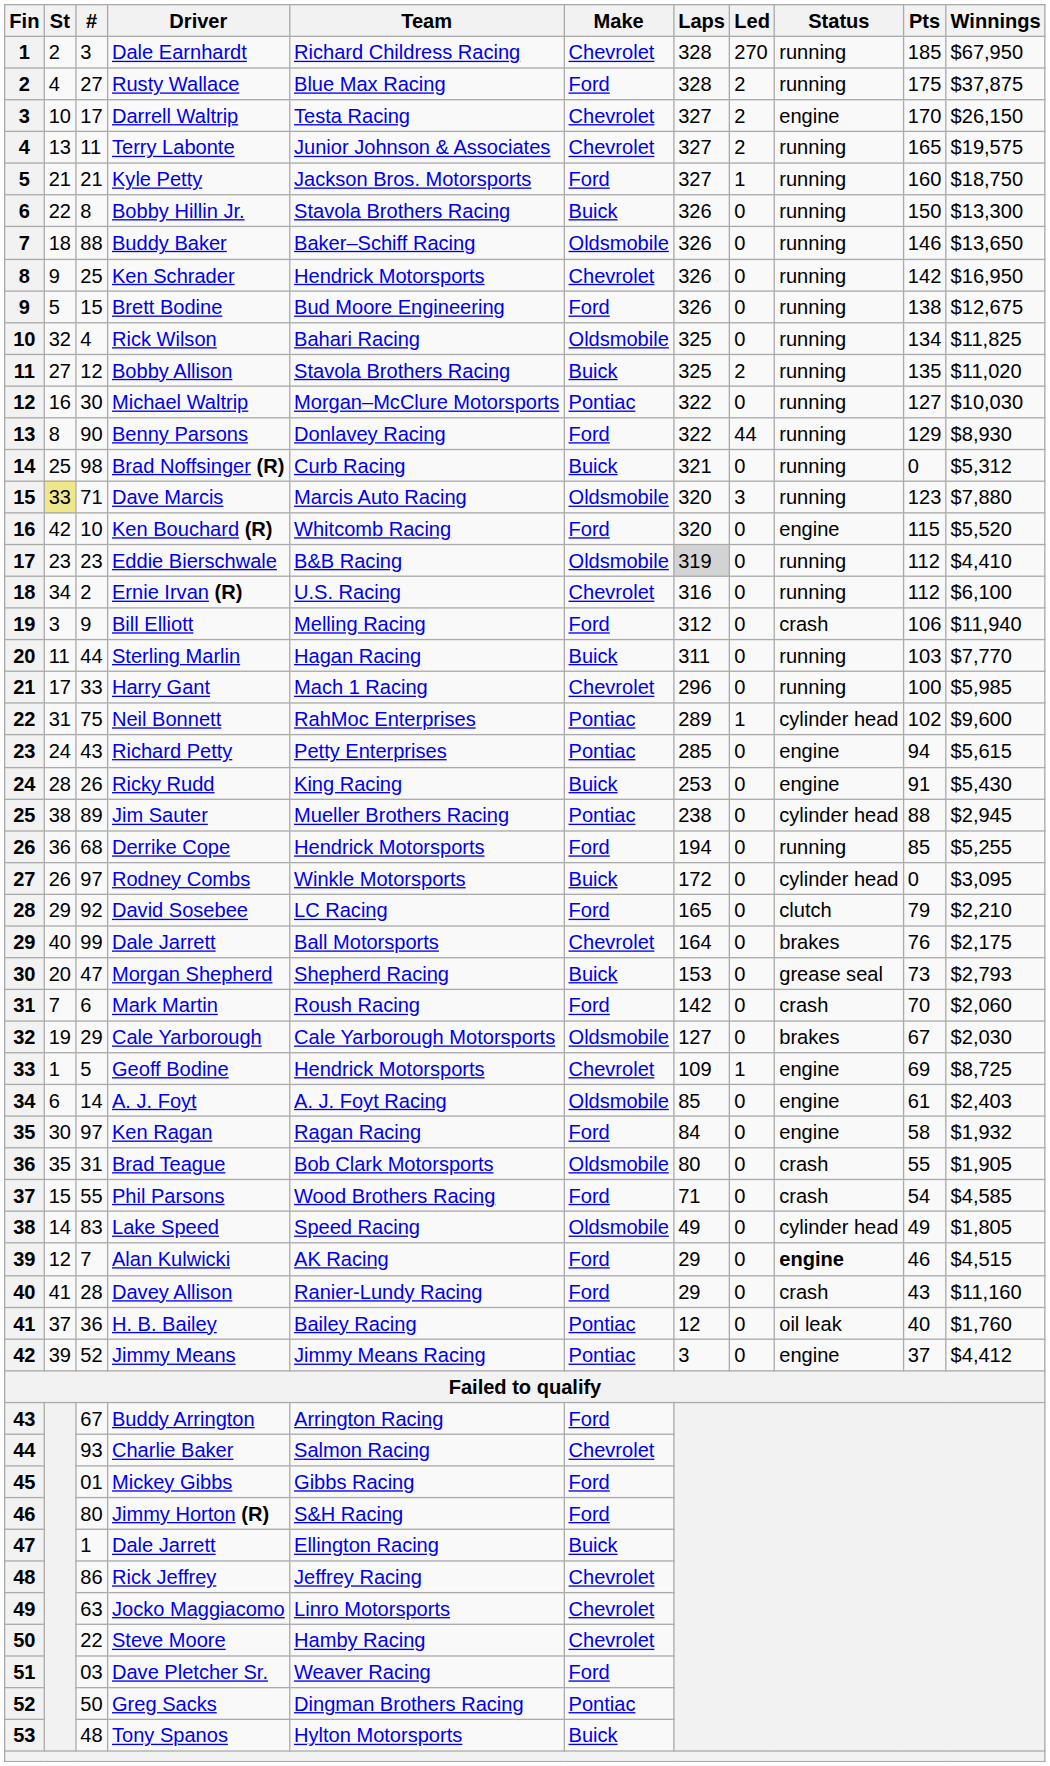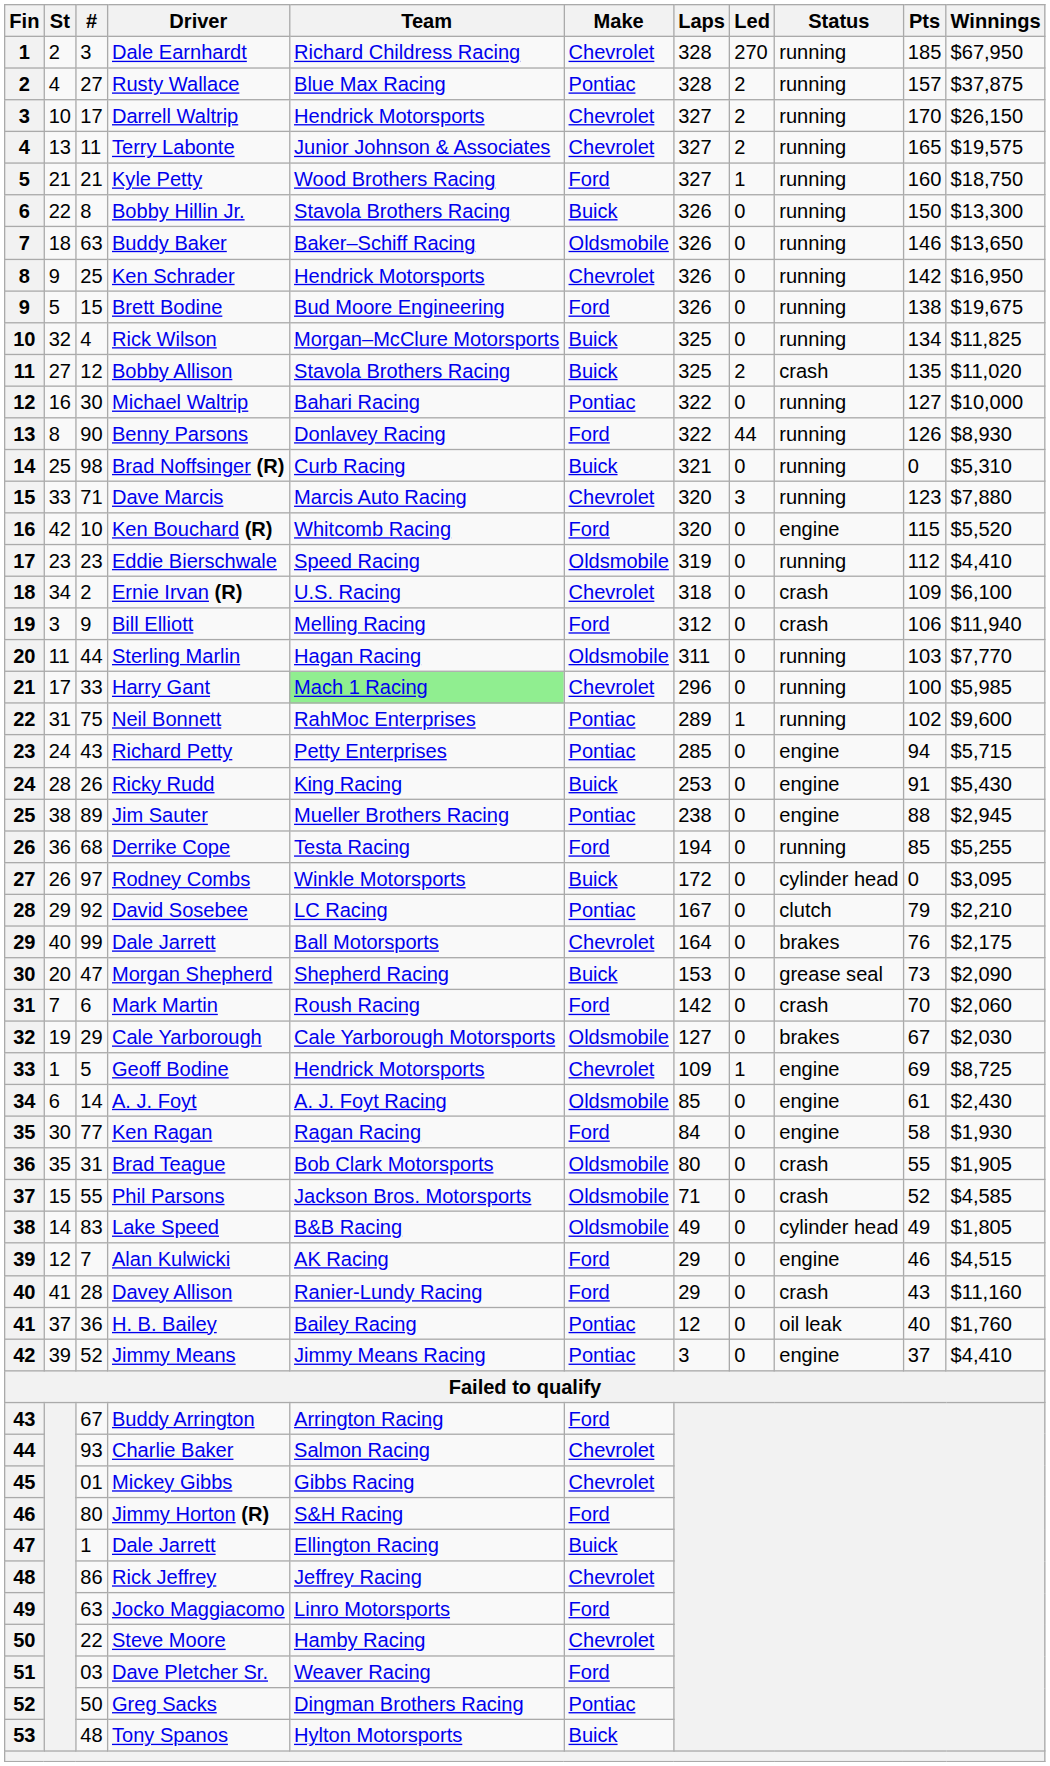(589, 84) Ford -> (602, 84) Pontiac
(925, 84) 175 -> (925, 84) 157
(352, 116) Testa Racing -> (389, 116) Hendrick Motorsports
(809, 116) engine -> (813, 116) running
(413, 180) Jackson Bros. Motorsports -> (395, 180) Wood Brothers Racing
(92, 243) 88 -> (92, 243) 63
(987, 307) $12,675 -> (987, 307) $19,675
(357, 338) Bahari Racing -> (427, 338) Morgan–McClure Motorsports
(619, 338) Oldsmobile -> (593, 338) Buick
(813, 370) running -> (804, 370) crash
(427, 402) Morgan–McClure Motorsports -> (357, 402) Bahari Racing
(987, 402) $10,030 -> (987, 402) $10,000
(925, 434) 129 -> (925, 434) 126
(981, 465) $5,312 -> (981, 465) $5,310
(60, 497) khaki background -> (60, 497) no background
(619, 497) Oldsmobile -> (611, 497) Chevrolet
(348, 561) B&B Racing -> (357, 561) Speed Racing
(695, 561) lightgrey background -> (695, 561) no background
(695, 592) 316 -> (695, 592) 318
(813, 592) running -> (804, 592) crash
(924, 592) 112 -> (925, 592) 109
(593, 656) Buick -> (619, 656) Oldsmobile
(361, 688) no background -> (361, 688) lightgreen background
(839, 720) cylinder head -> (813, 720) running
(981, 751) $5,615 -> (981, 751) $5,715
(839, 815) cylinder head -> (809, 815) engine
(389, 847) Hendrick Motorsports -> (352, 847) Testa Racing
(589, 910) Ford -> (602, 910) Pontiac
(695, 910) 165 -> (695, 910) 167
(981, 974) $2,793 -> (981, 974) $2,090
(981, 1101) $2,403 -> (981, 1101) $2,430
(92, 1132) 97 -> (92, 1132) 77
(981, 1132) $1,932 -> (981, 1132) $1,930
(395, 1196) Wood Brothers Racing -> (413, 1196) Jackson Bros. Motorsports
(589, 1196) Ford -> (619, 1196) Oldsmobile
(919, 1196) 54 -> (919, 1196) 52
(357, 1228) Speed Racing -> (348, 1228) B&B Racing
(812, 1259) bold -> (809, 1259) normal
(981, 1355) $4,412 -> (981, 1355) $4,410
(589, 1482) Ford -> (611, 1482) Chevrolet
(611, 1609) Chevrolet -> (589, 1609) Ford
